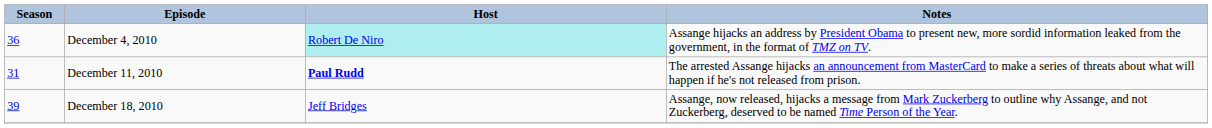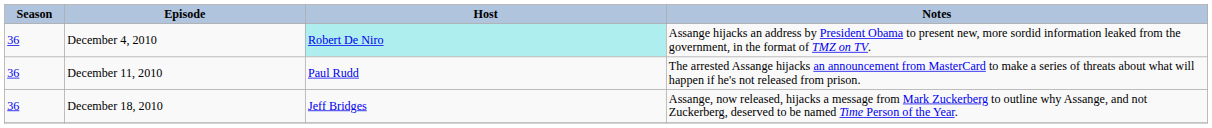(13, 73) 31 -> (13, 73) 36
(336, 73) bold -> (333, 73) normal
(13, 106) 39 -> (13, 106) 36
